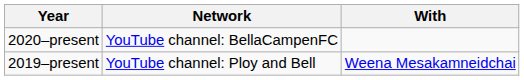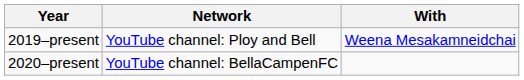rows swapped: (53, 63) <-> (53, 39)
